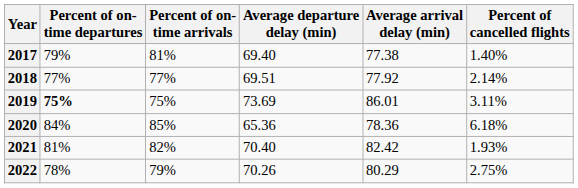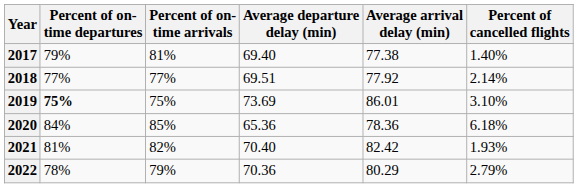(488, 101) 3.11% -> (489, 101) 3.10%
(259, 170) 70.26 -> (259, 170) 70.36
(489, 170) 2.75% -> (489, 170) 2.79%
